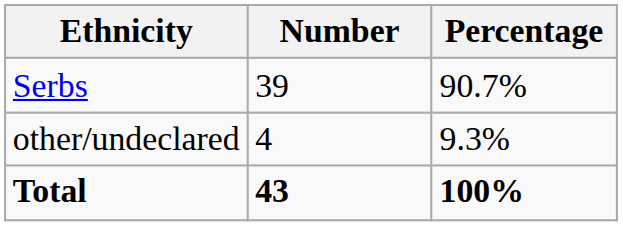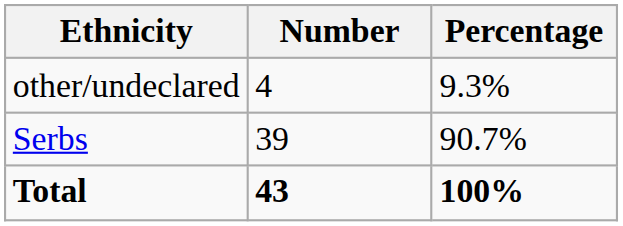rows swapped: (50, 84) <-> (126, 138)
